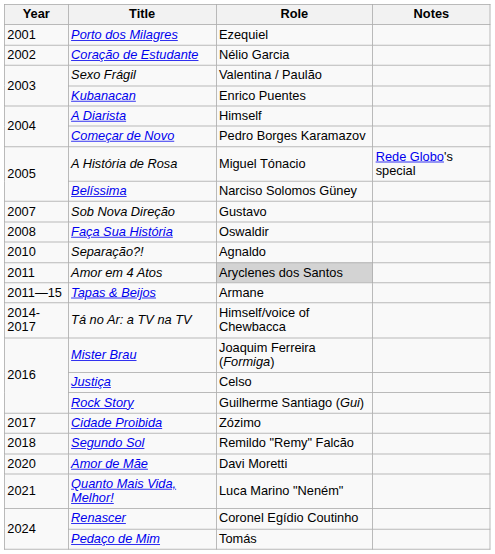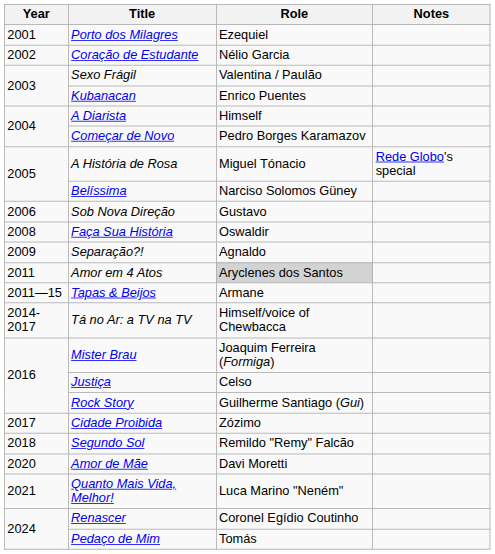(22, 211) 2007 -> (22, 211) 2006
(22, 252) 2010 -> (22, 252) 2009
